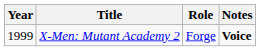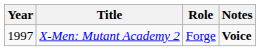(20, 35) 1999 -> (20, 35) 1997
